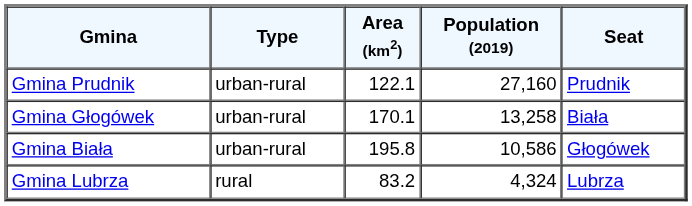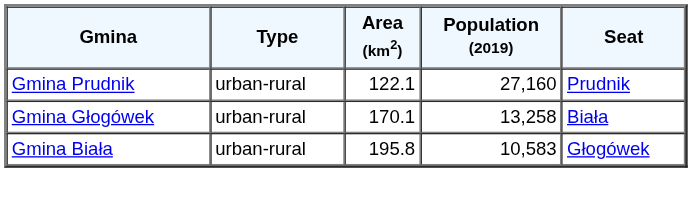(528, 149) 10,586 -> (528, 149) 10,583
- row: (70, 181)
